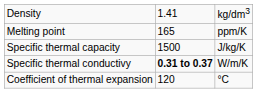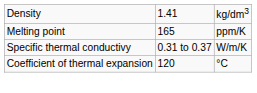- row: (63, 47)
(185, 64) bold -> (185, 47) normal
